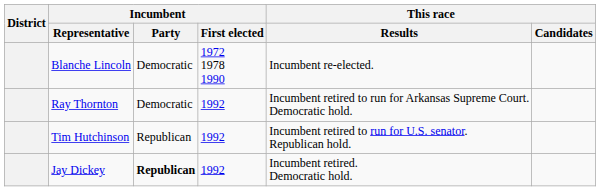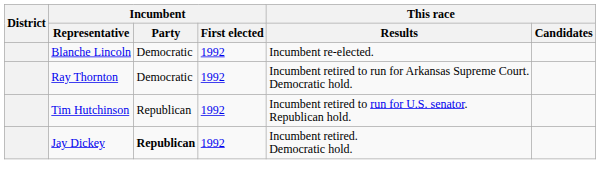(213, 65) 1972 1978 1990 -> (213, 52) 1992
